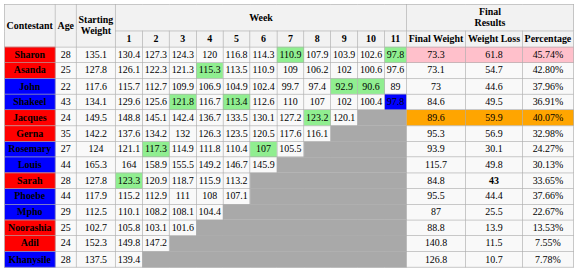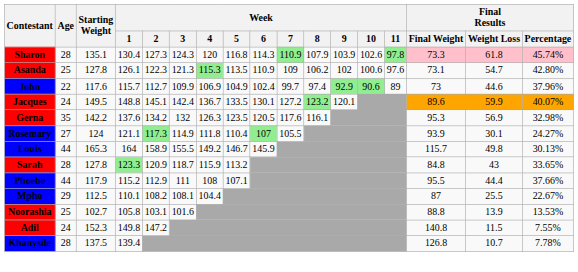- row: (30, 102)
(494, 180) bold -> (494, 165) normal
